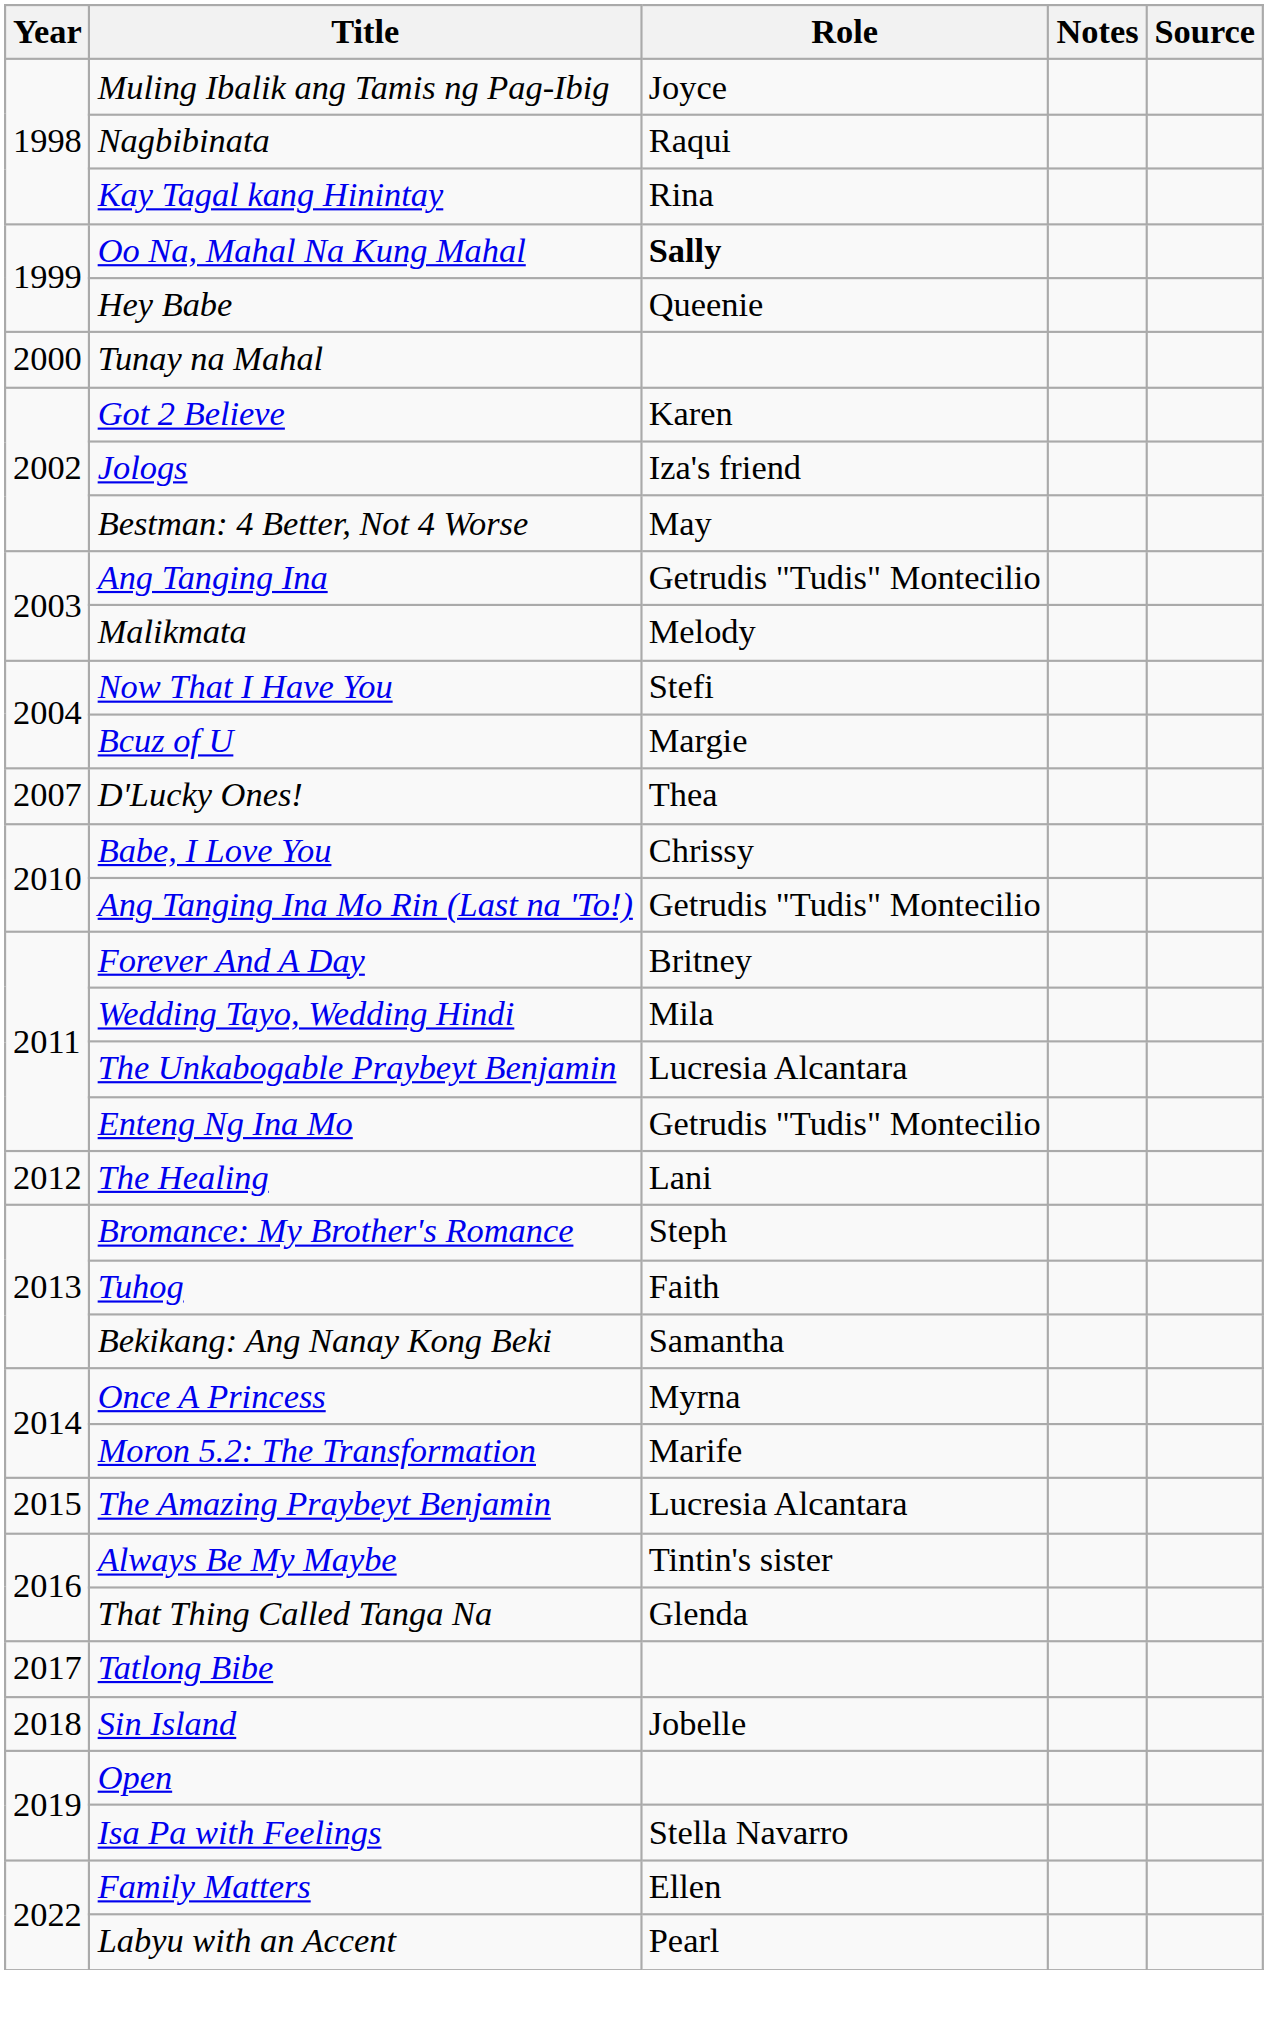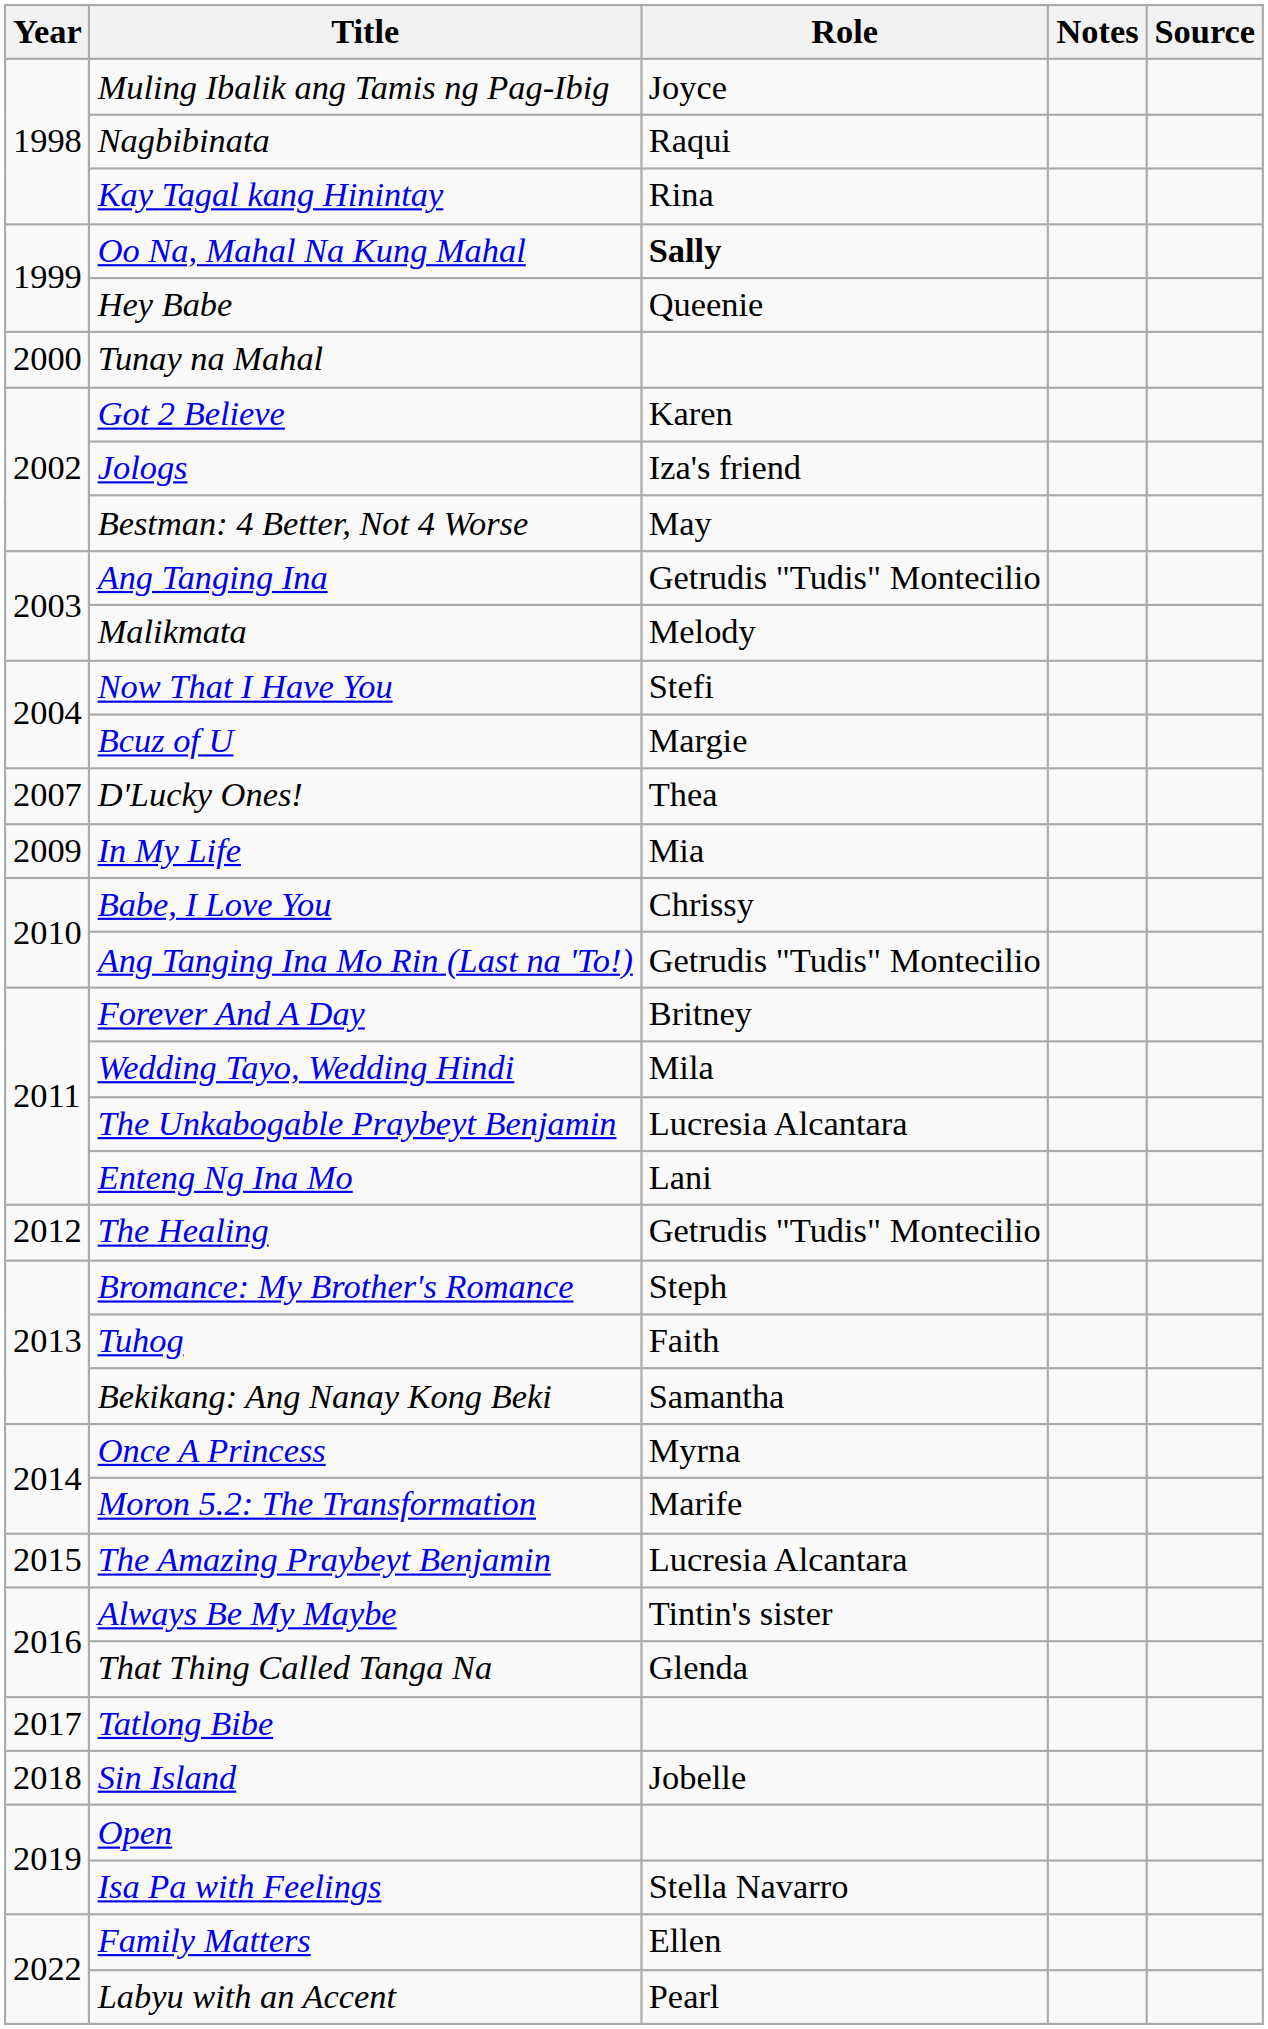+ row: (169, 850)
(845, 1122) Getrudis "Tudis" Montecilio -> (680, 1177) Lani
(680, 1177) Lani -> (845, 1232) Getrudis "Tudis" Montecilio
